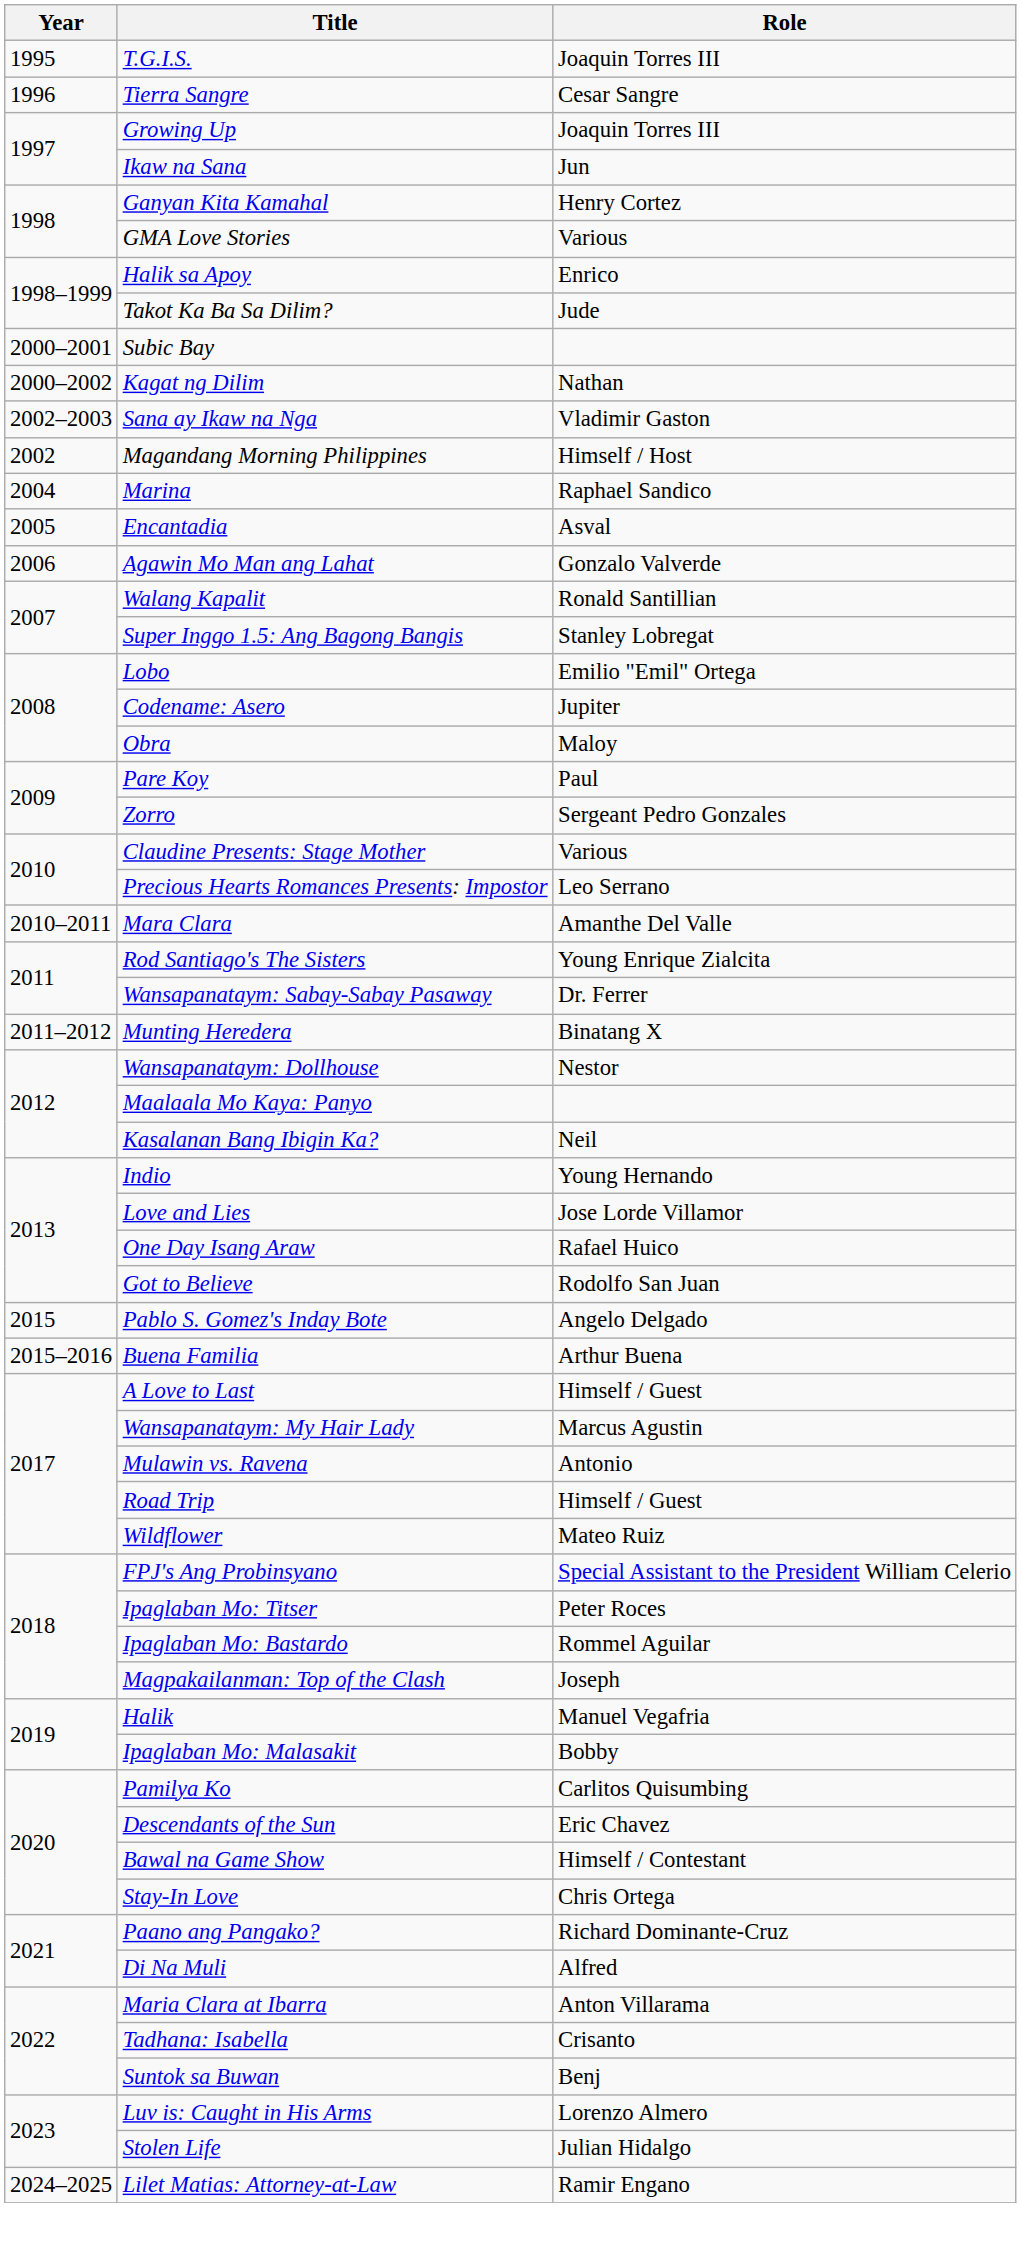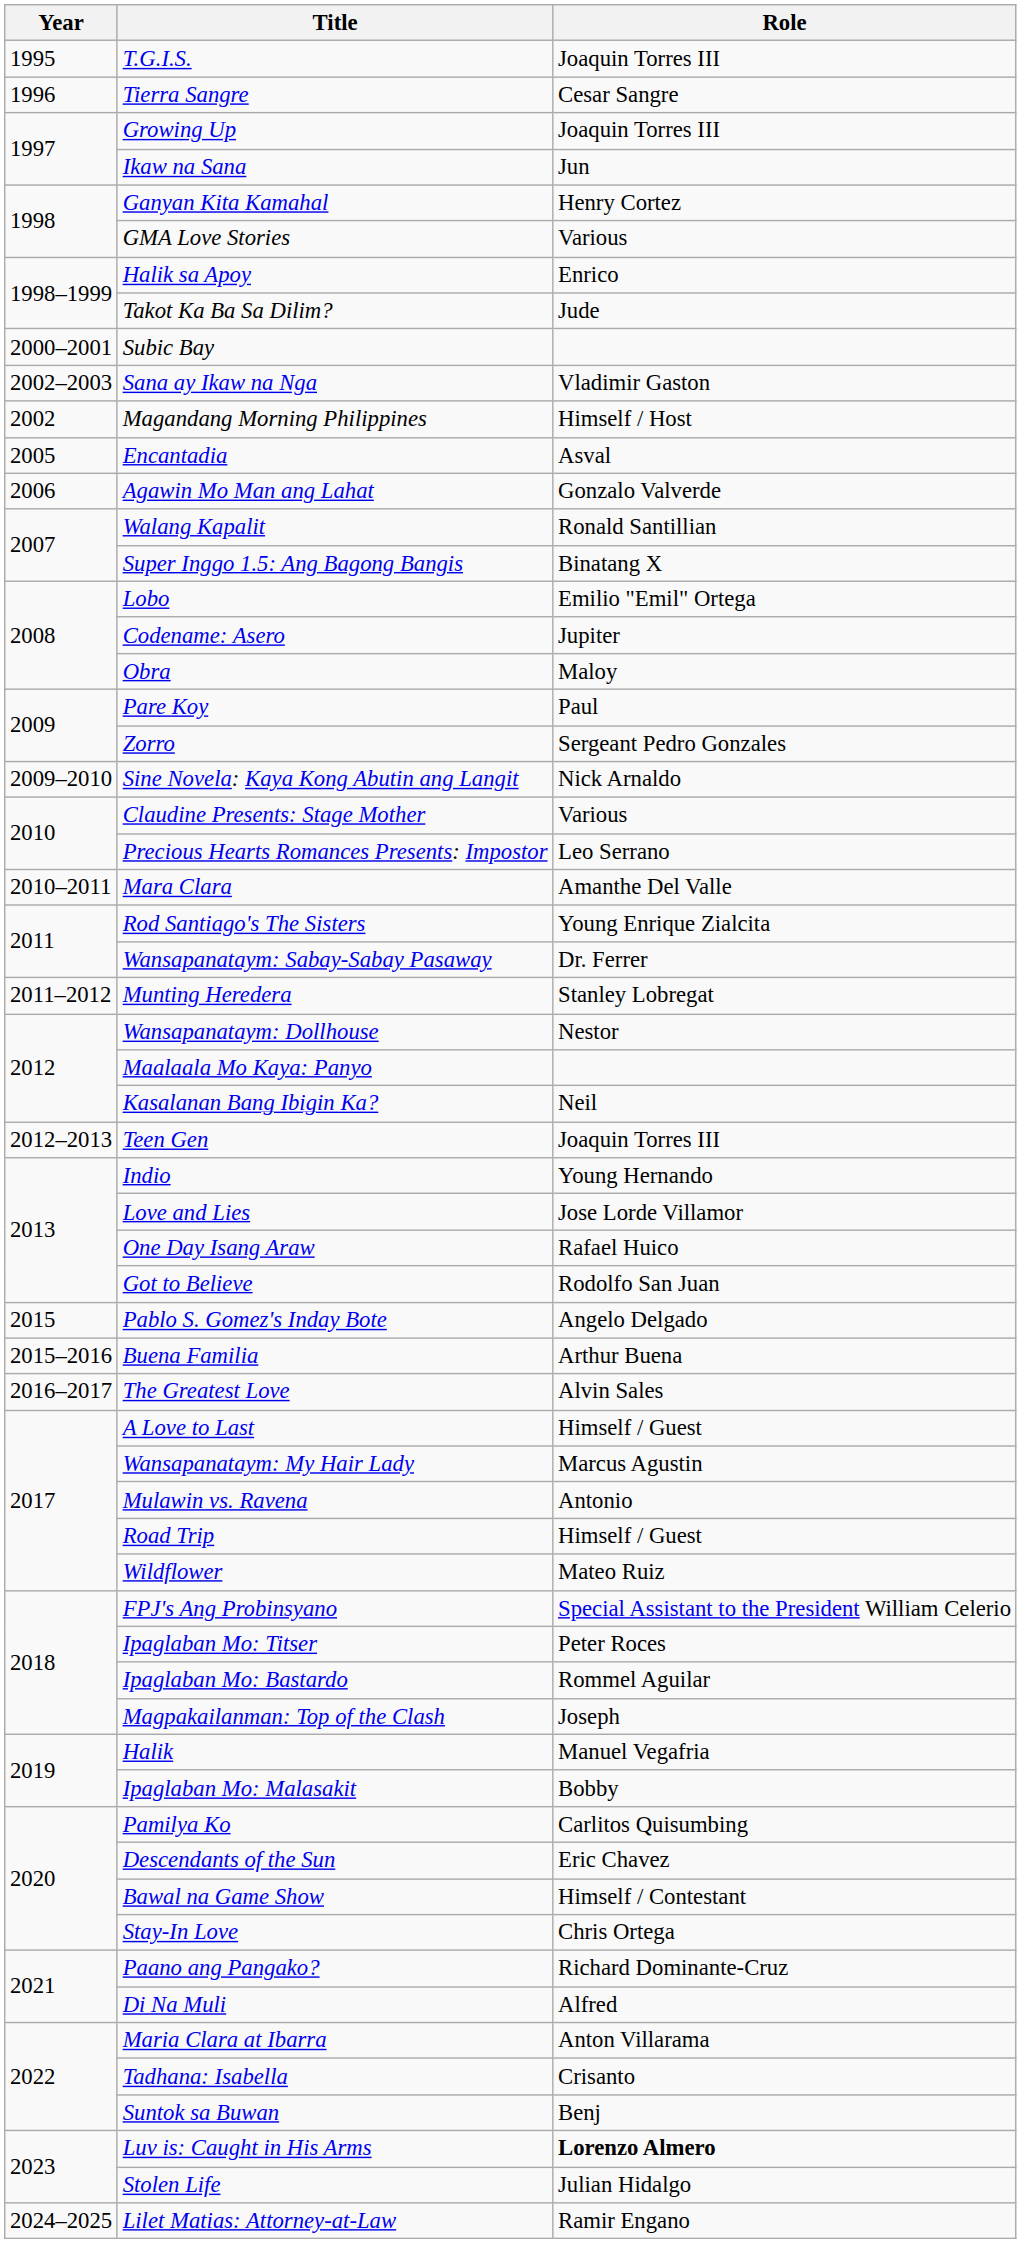- row: (193, 382)
- row: (157, 490)
(636, 635) Stanley Lobregat -> (610, 563) Binatang X
+ row: (321, 779)
(610, 1031) Binatang X -> (636, 995) Stanley Lobregat
+ row: (165, 1139)
+ row: (206, 1391)
(633, 2112) normal -> (637, 2148) bold
